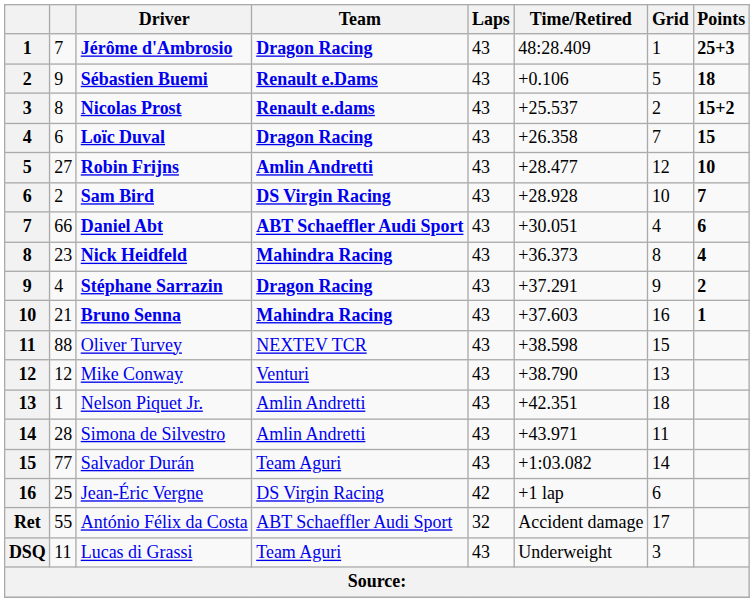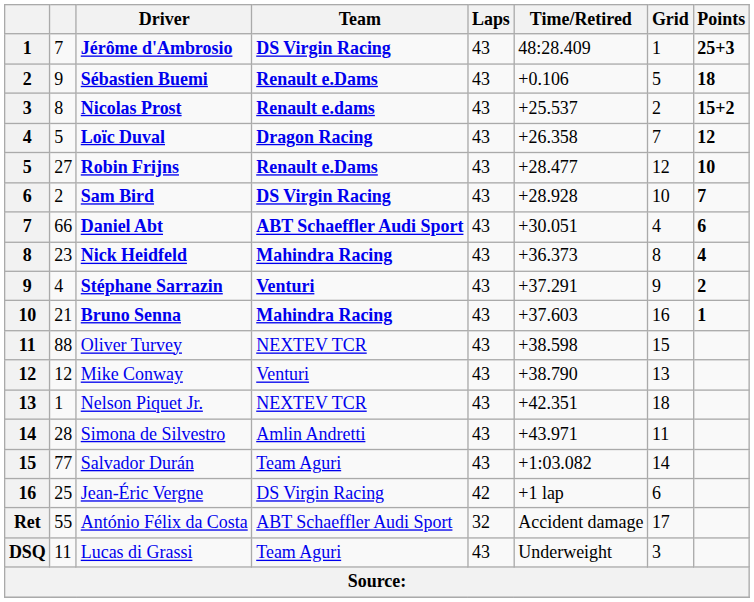(314, 48) Dragon Racing -> (324, 48) DS Virgin Racing
(59, 137) 6 -> (59, 137) 5
(706, 137) 15 -> (706, 137) 12
(315, 166) Amlin Andretti -> (317, 166) Renault e.Dams
(314, 285) Dragon Racing -> (285, 285) Venturi
(311, 403) Amlin Andretti -> (311, 403) NEXTEV TCR
